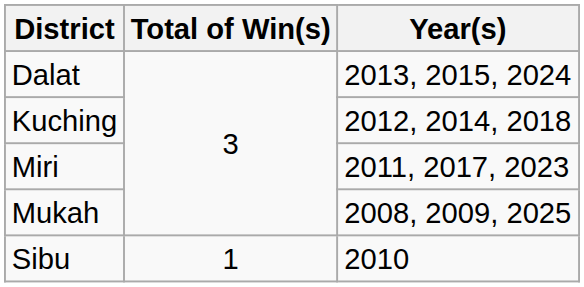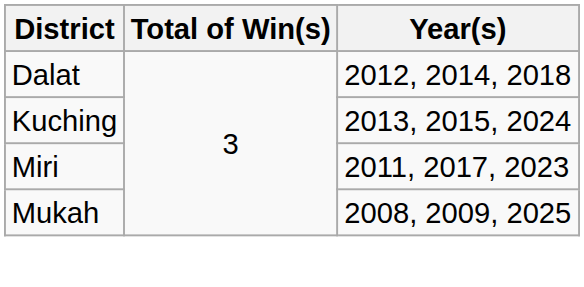(458, 74) 2013, 2015, 2024 -> (458, 74) 2012, 2014, 2018
(458, 121) 2012, 2014, 2018 -> (458, 121) 2013, 2015, 2024
- row: (41, 259)
